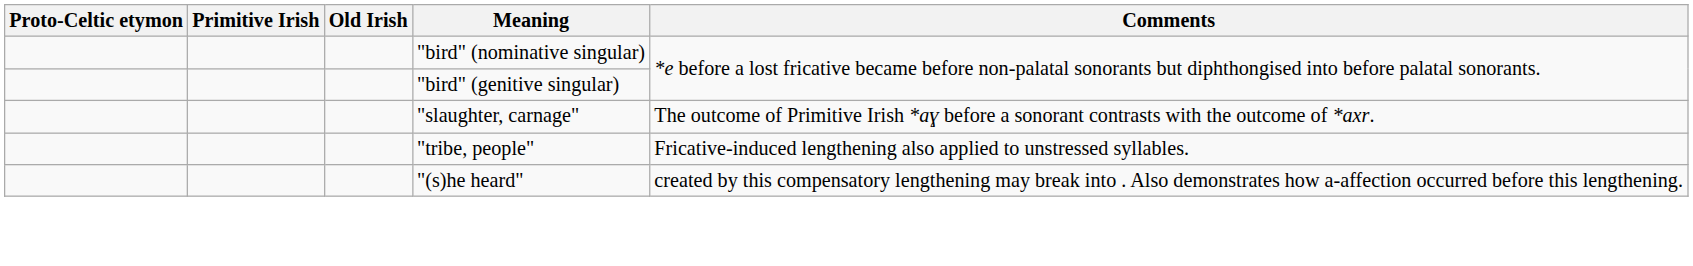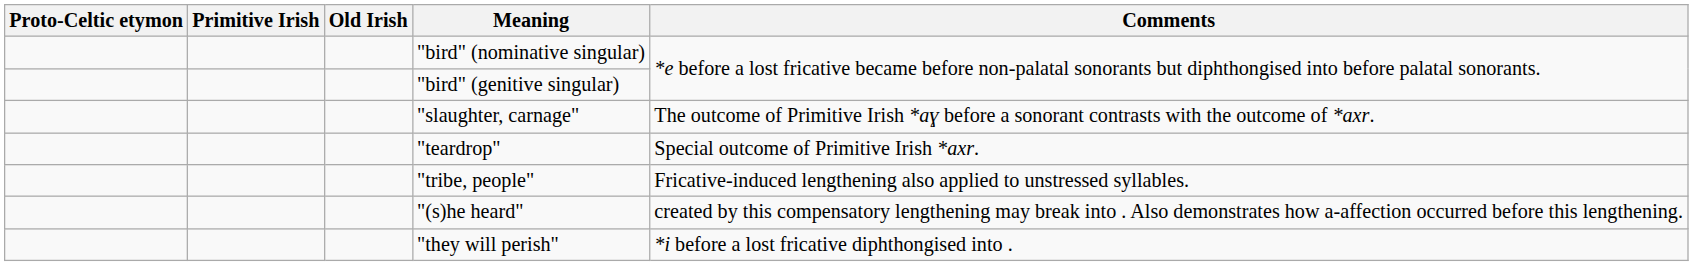+ row: (459, 148)
+ row: (488, 244)
